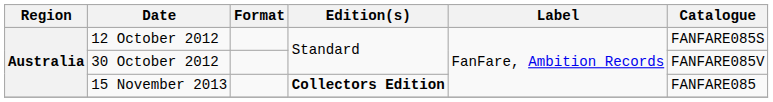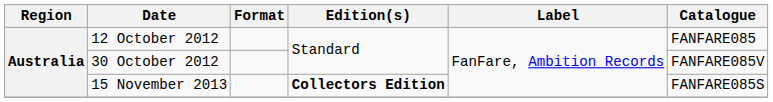(718, 39) FANFARE085S -> (713, 39) FANFARE085
(713, 85) FANFARE085 -> (718, 85) FANFARE085S
